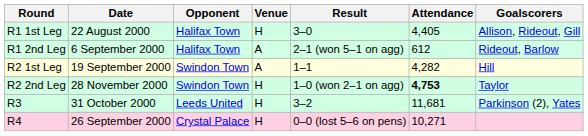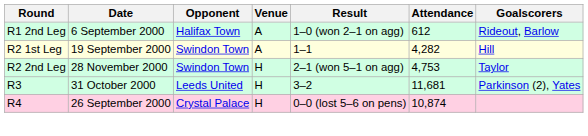- row: (34, 31)
(348, 49) 2–1 (won 5–1 on agg) -> (348, 31) 1–0 (won 2–1 on agg)
(348, 85) 1–0 (won 2–1 on agg) -> (348, 67) 2–1 (won 5–1 on agg)
(426, 85) bold -> (426, 67) normal
(429, 121) 10,271 -> (429, 103) 10,874
